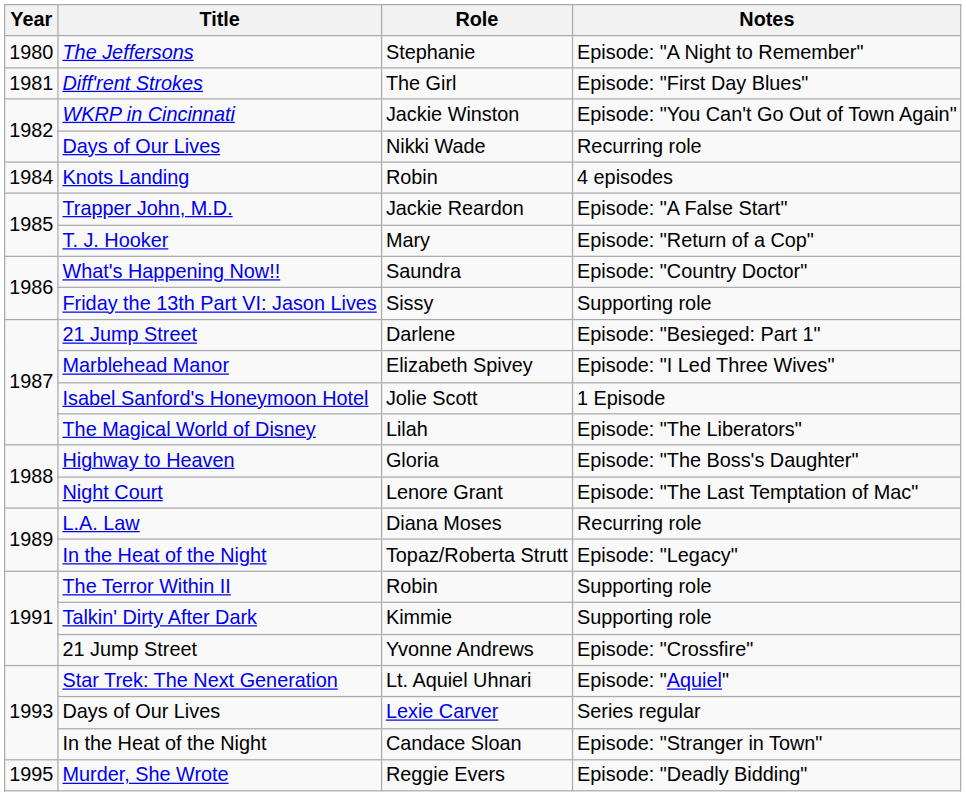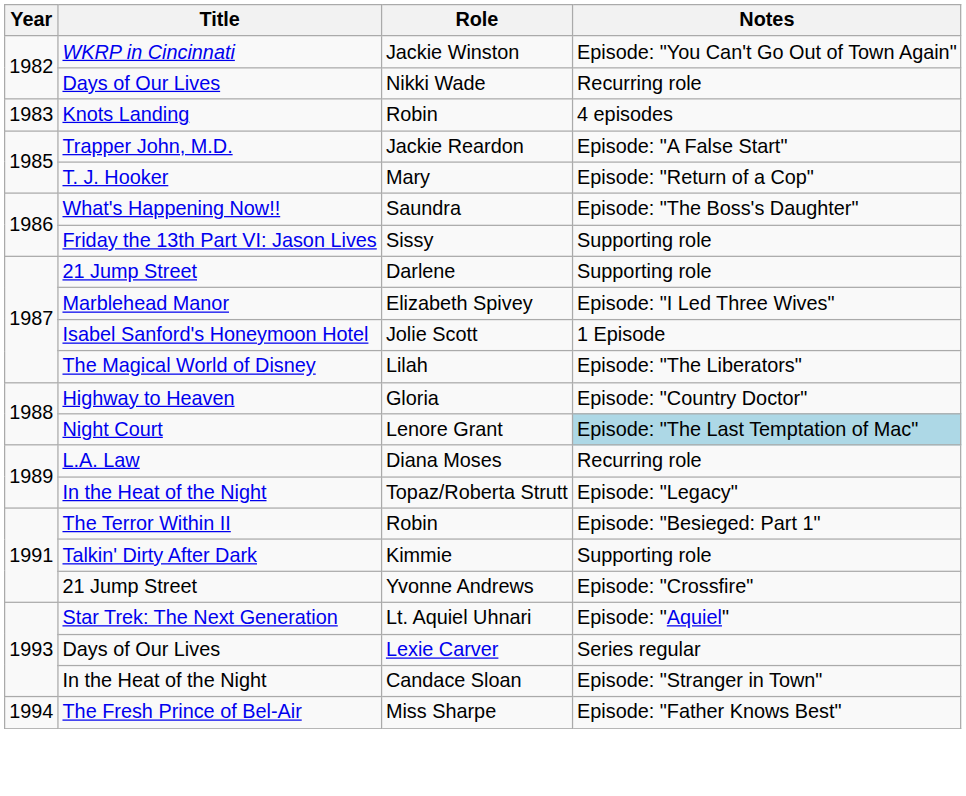- row: (128, 51)
- row: (133, 83)
(31, 177) 1984 -> (31, 114) 1983
(692, 271) Episode: "Country Doctor" -> (718, 209) Episode: "The Boss's Daughter"
(699, 334) Episode: "Besieged: Part 1" -> (644, 271) Supporting role
(718, 460) Episode: "The Boss's Daughter" -> (692, 397) Episode: "Country Doctor"
(748, 492) no background -> (748, 429) lightblue background
(644, 586) Supporting role -> (699, 523) Episode: "Besieged: Part 1"
+ row: (182, 712)
- row: (146, 775)
